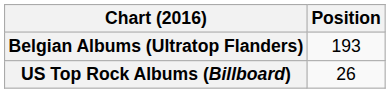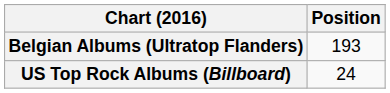(346, 74) 26 -> (346, 74) 24
